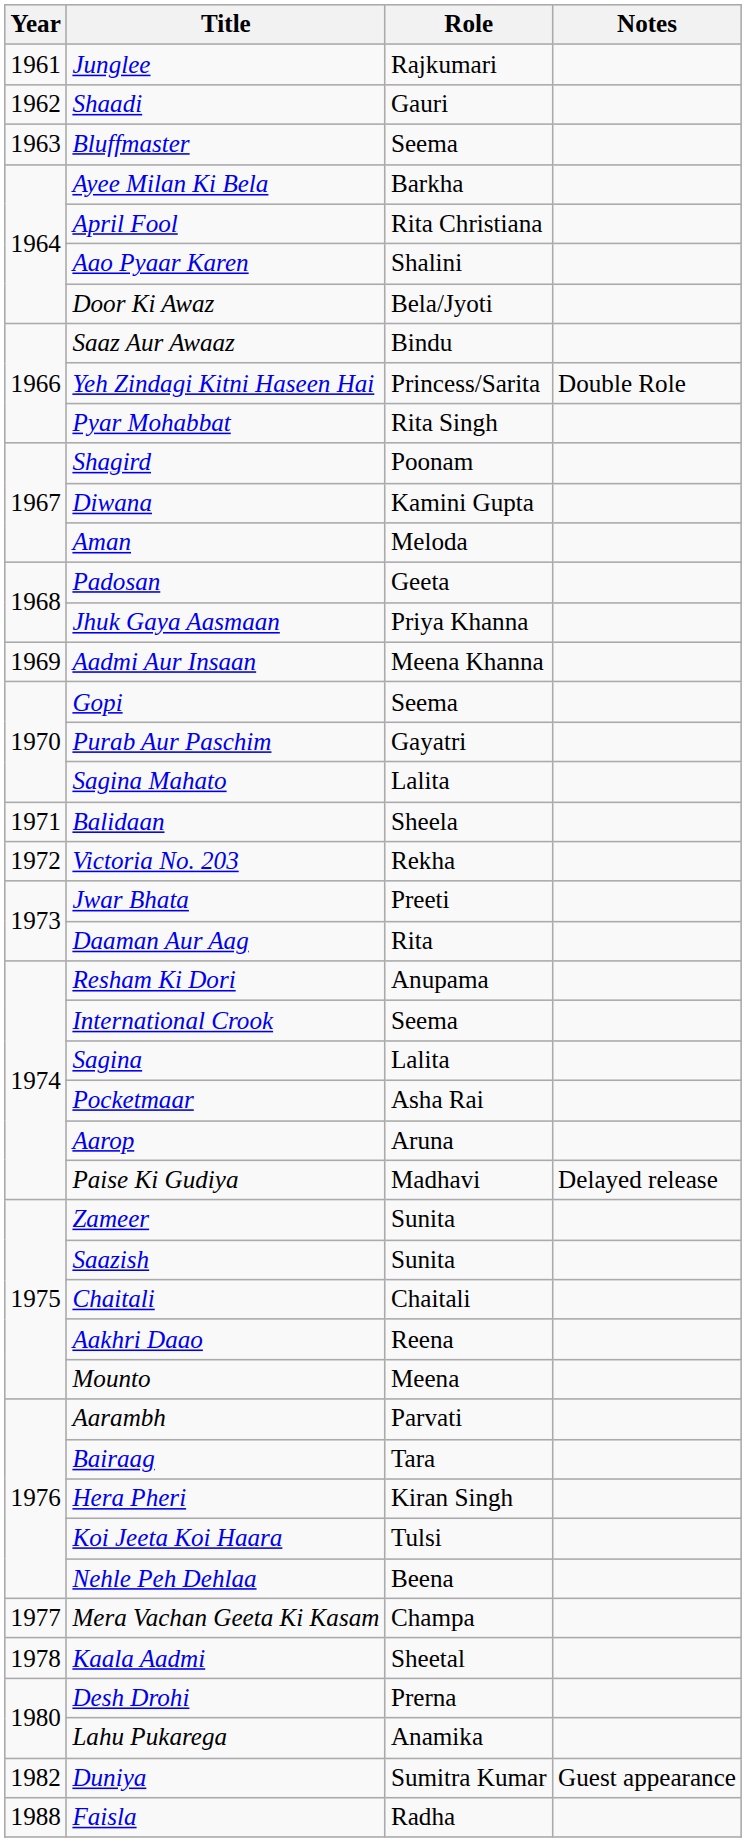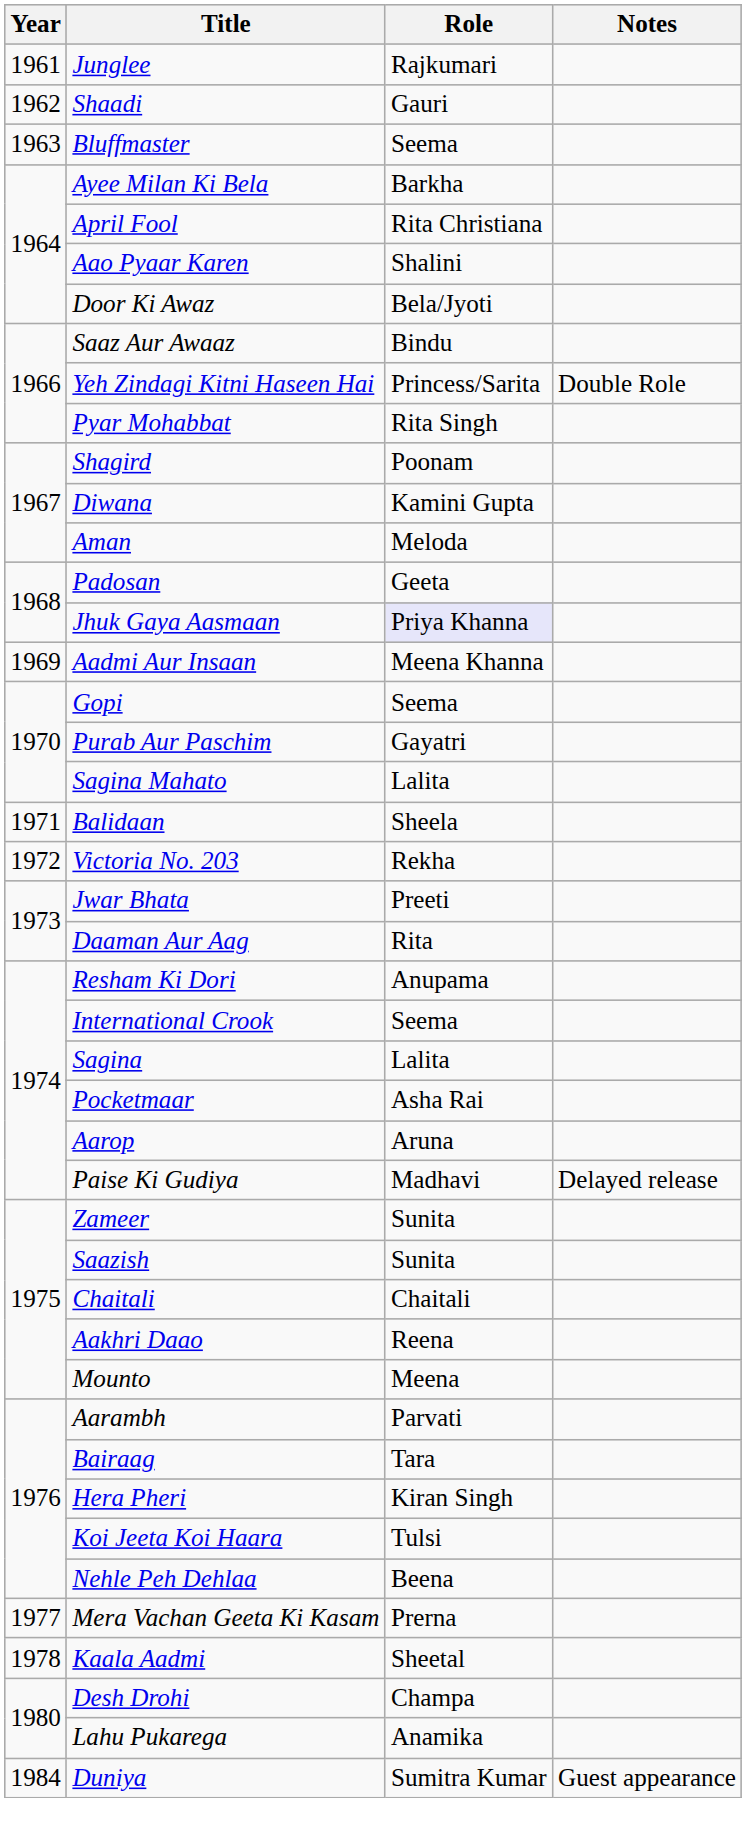(460, 622) no background -> (460, 622) lavender background
(433, 1617) Champa -> (424, 1617) Prerna
(424, 1697) Prerna -> (433, 1697) Champa
(36, 1777) 1982 -> (36, 1777) 1984
- row: (104, 1817)
